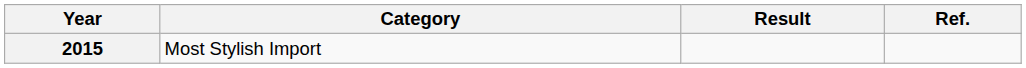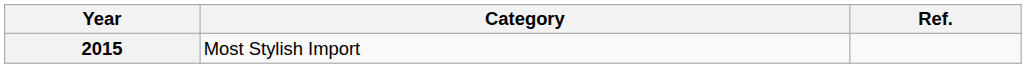- column: (782, 19)
